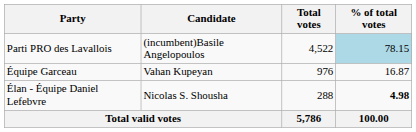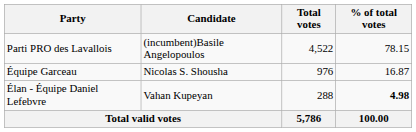(397, 48) lightblue background -> (397, 48) no background
(178, 72) Vahan Kupeyan -> (186, 72) Nicolas S. Shousha
(186, 95) Nicolas S. Shousha -> (178, 95) Vahan Kupeyan
